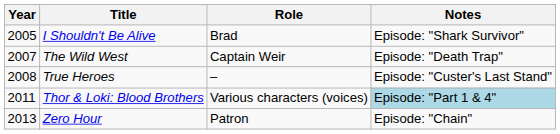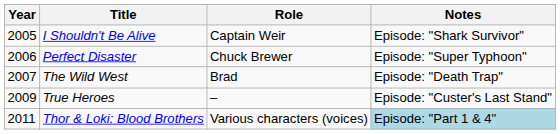(224, 35) Brad -> (248, 35) Captain Weir
+ row: (89, 56)
(248, 56) Captain Weir -> (224, 77) Brad
(22, 77) 2008 -> (22, 98) 2009
- row: (72, 118)
